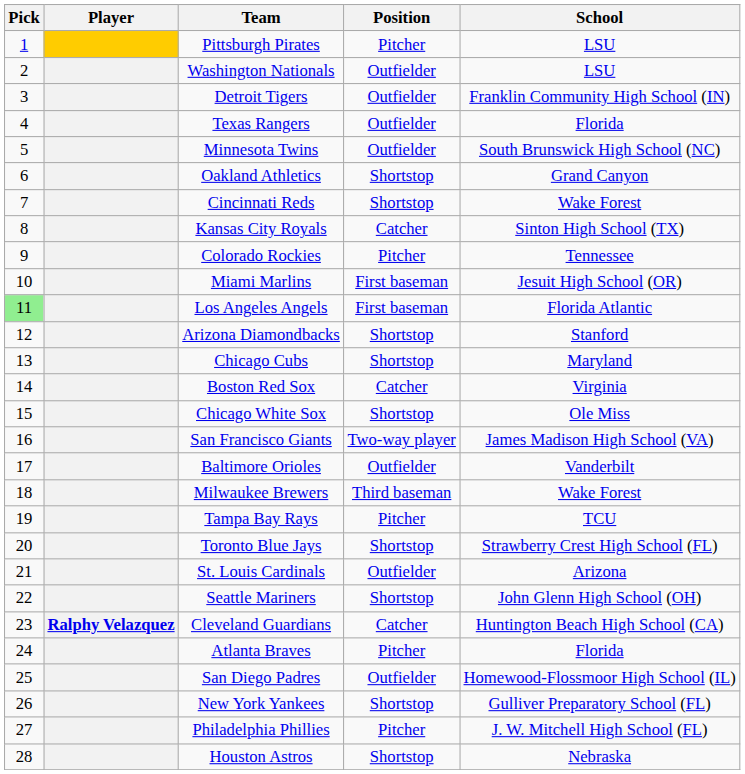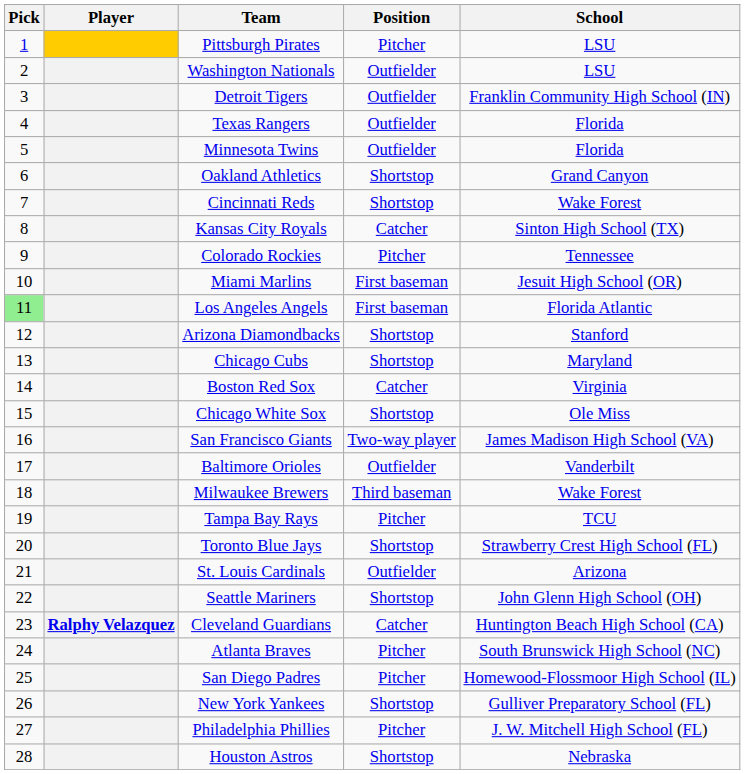(600, 149) South Brunswick High School (NC) -> (600, 149) Florida
(600, 651) Florida -> (600, 651) South Brunswick High School (NC)
(402, 677) Outfielder -> (402, 677) Pitcher
